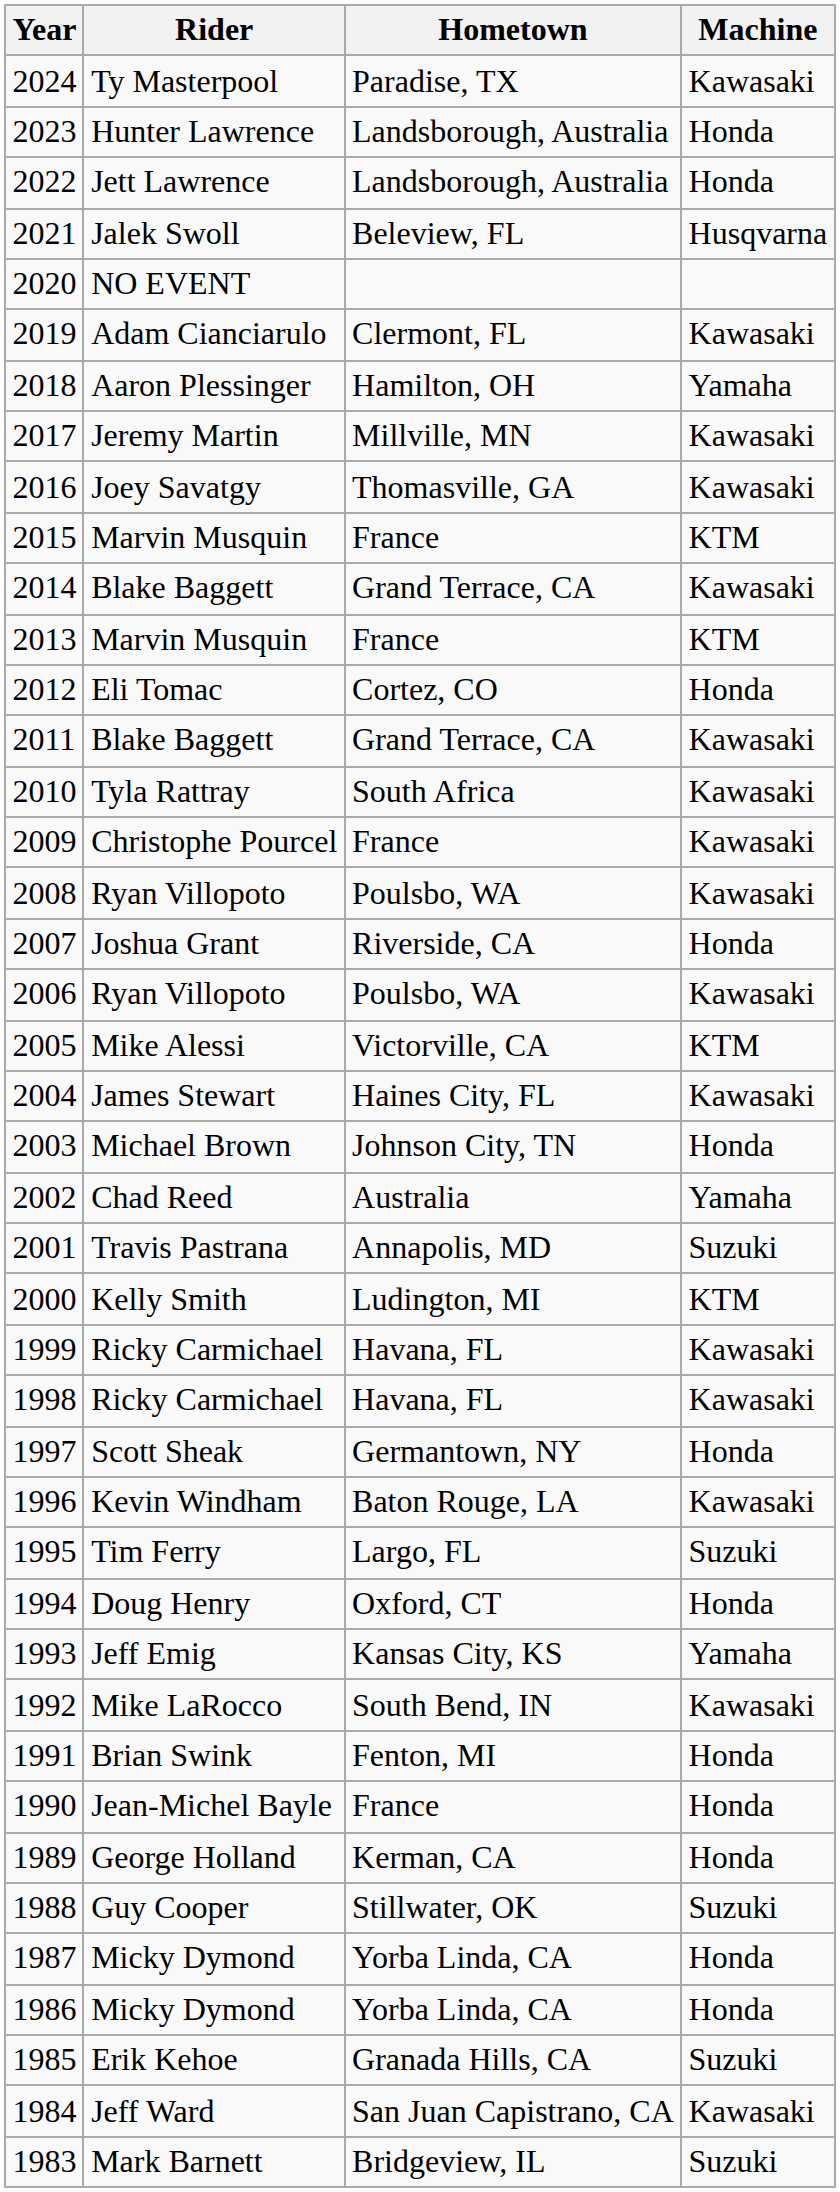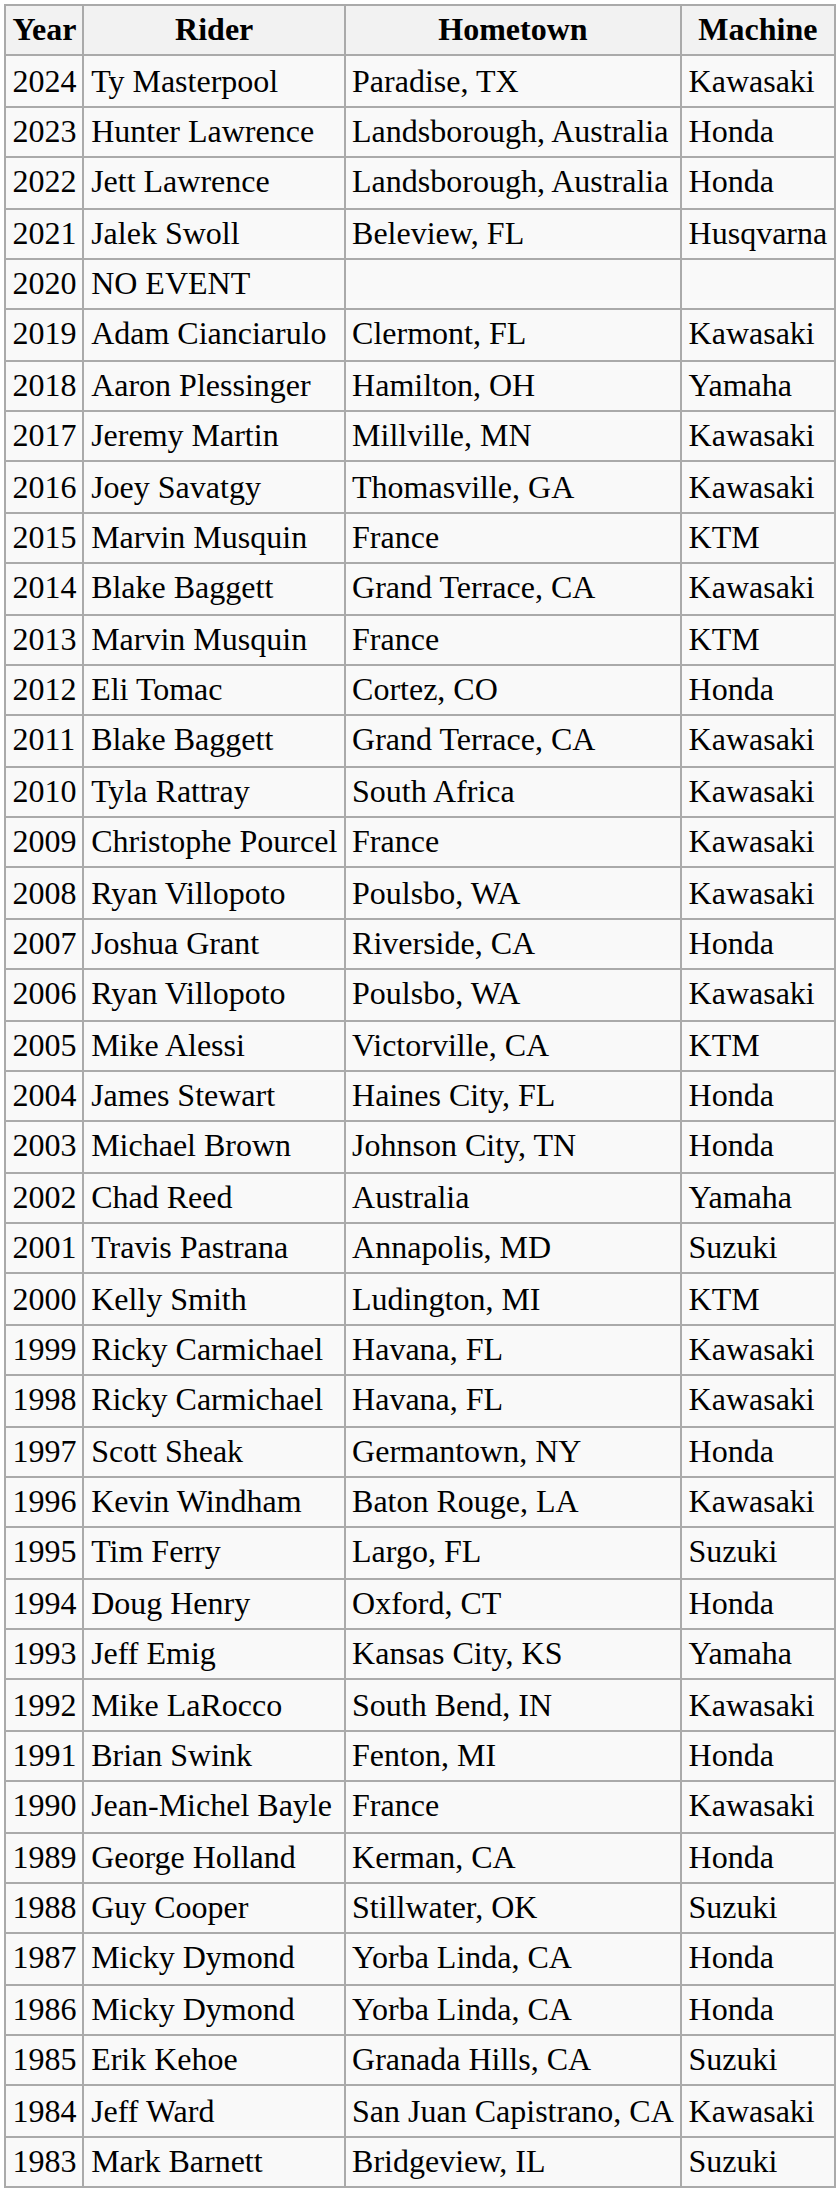(752, 1095) Kawasaki -> (731, 1095) Honda
(731, 1806) Honda -> (752, 1806) Kawasaki
